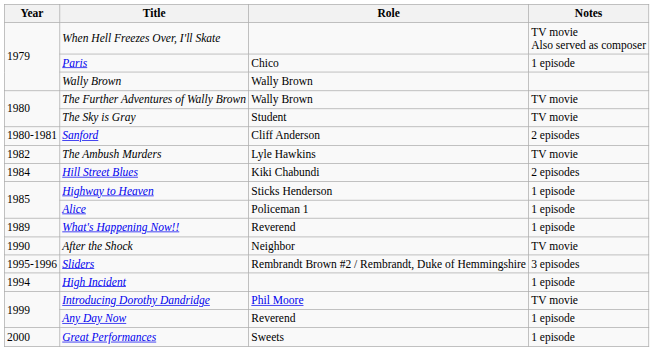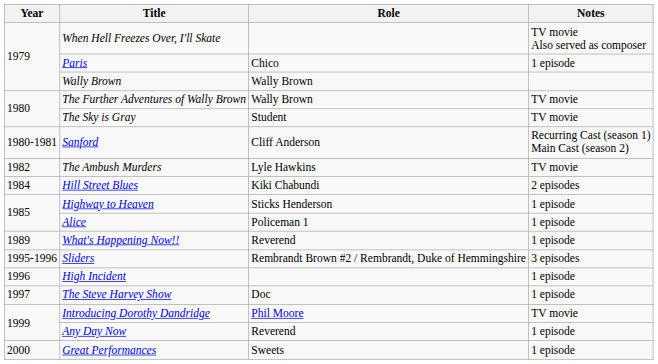(555, 136) 2 episodes -> (591, 142) Recurring Cast (season 1) Main Cast (season 2)
- row: (97, 245)
(19, 282) 1994 -> (19, 277) 1996
+ row: (117, 295)
